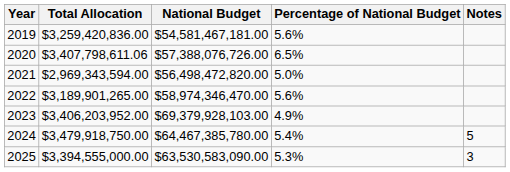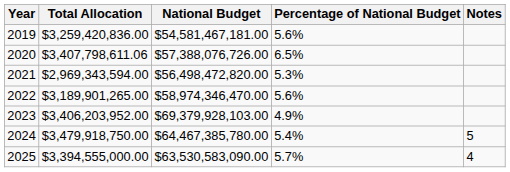(289, 75) 5.0% -> (289, 75) 5.3%
(289, 156) 5.3% -> (289, 156) 5.7%
(470, 156) 3 -> (470, 156) 4
